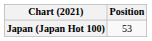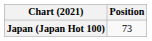(127, 28) 53 -> (127, 28) 73
